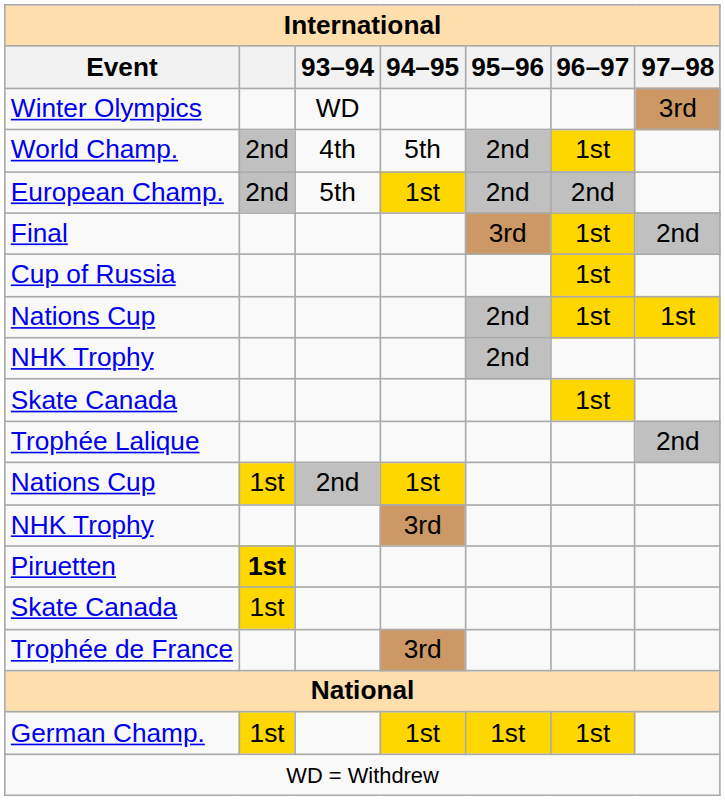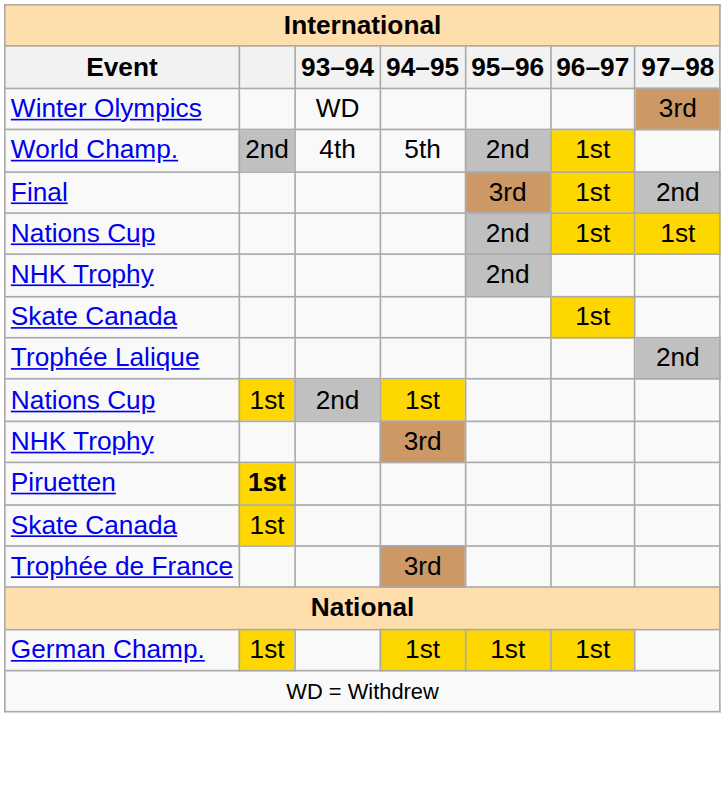- row: (117, 191)
- row: (93, 274)
